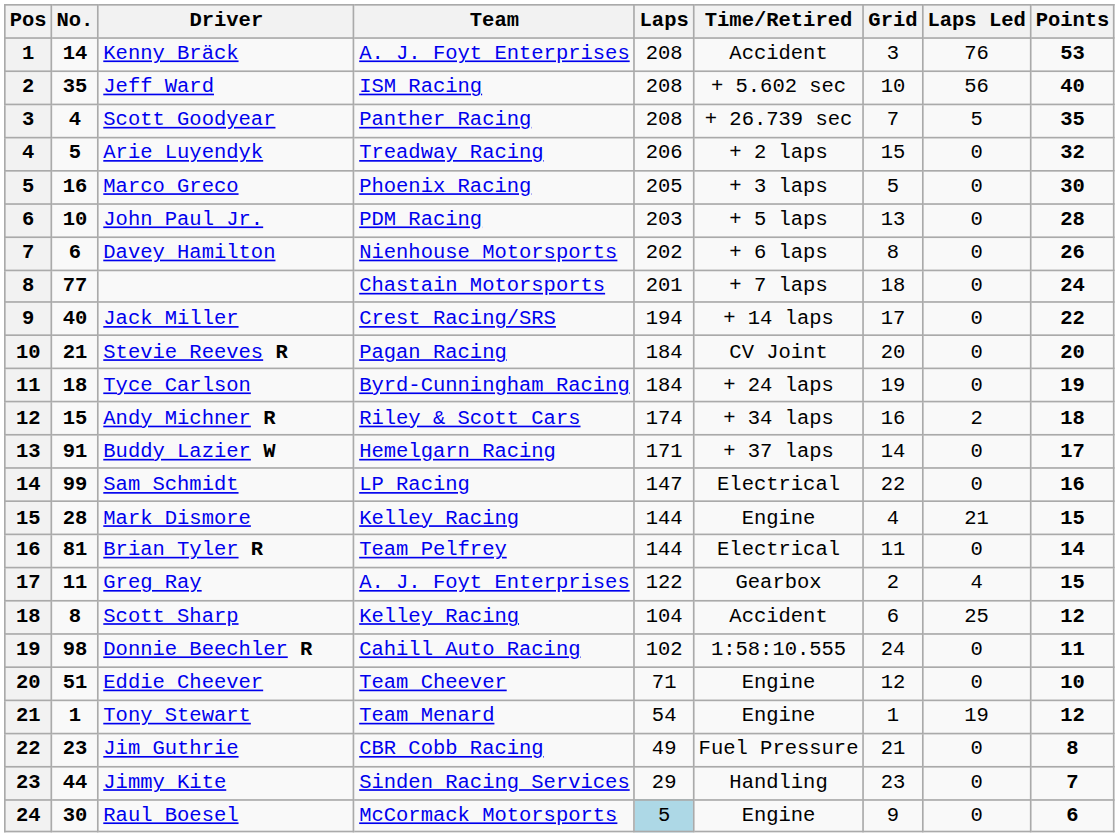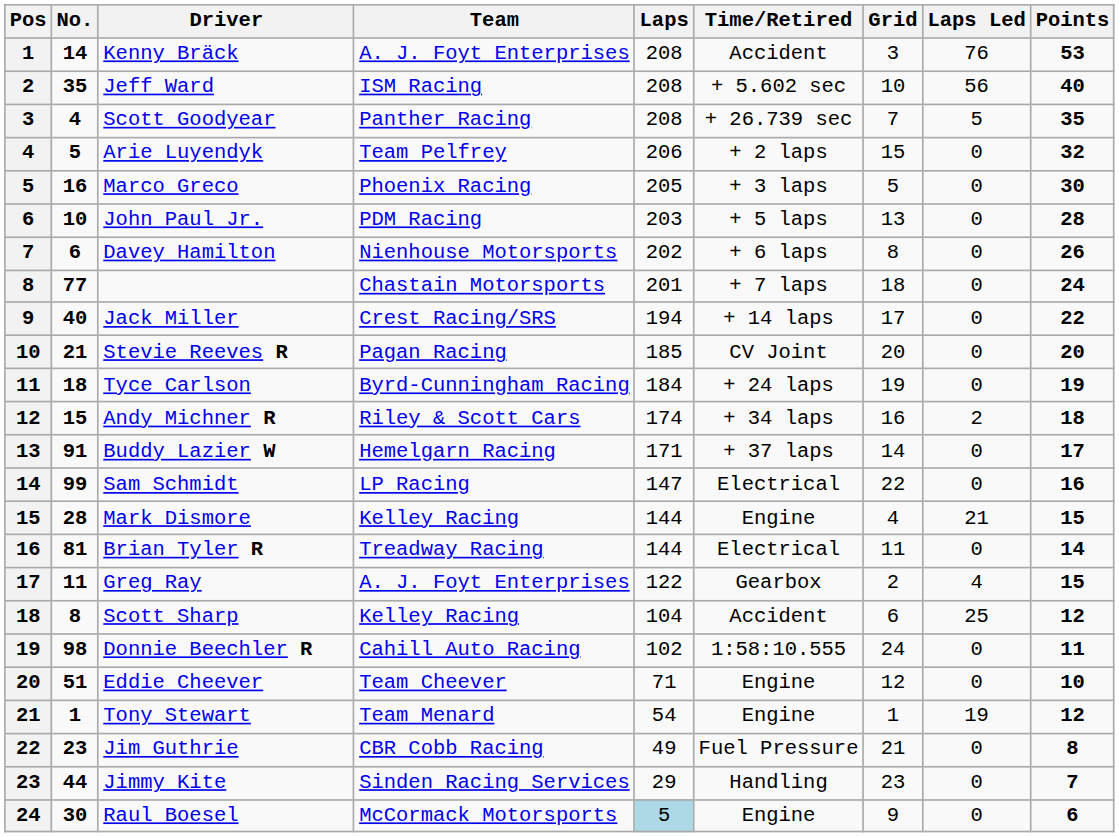(451, 154) Treadway Racing -> (433, 154) Team Pelfrey
(664, 353) 184 -> (664, 353) 185
(433, 551) Team Pelfrey -> (451, 551) Treadway Racing
